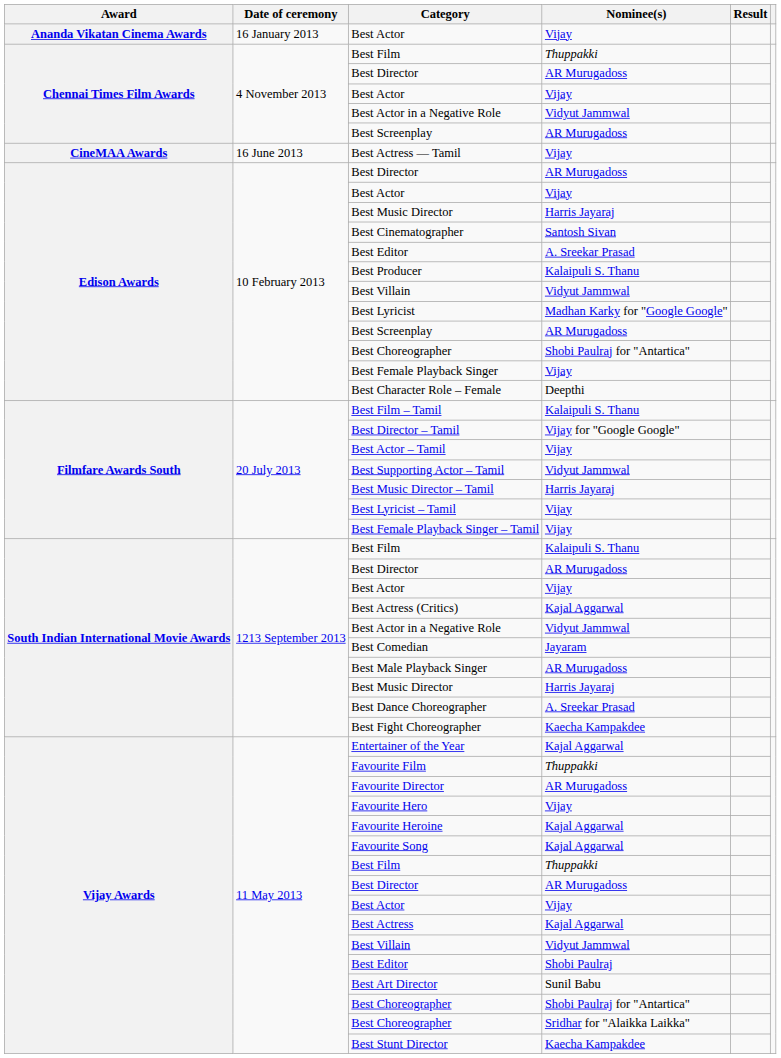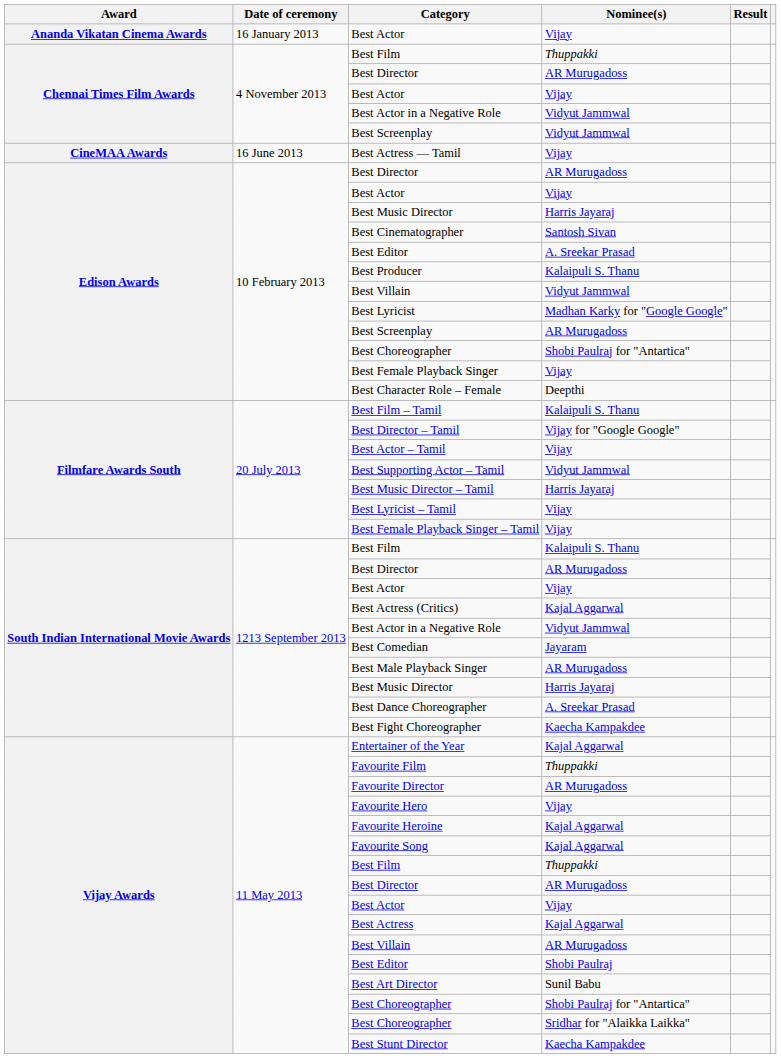(586, 133) AR Murugadoss -> (587, 133) Vidyut Jammwal
(587, 944) Vidyut Jammwal -> (586, 944) AR Murugadoss
